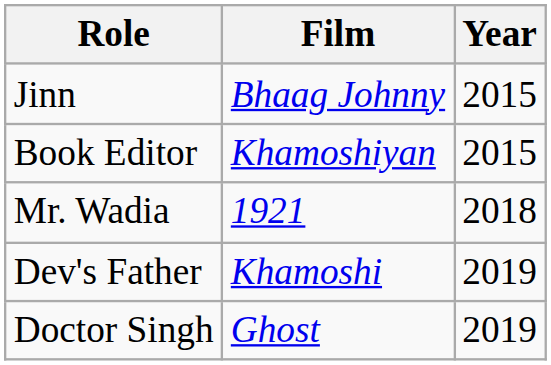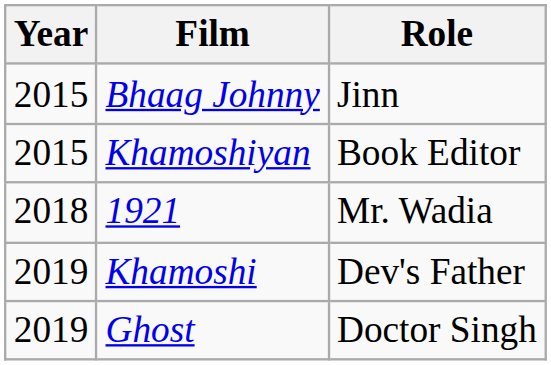columns swapped: (500, 34) <-> (114, 34)
